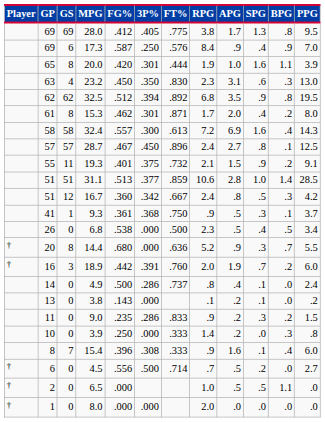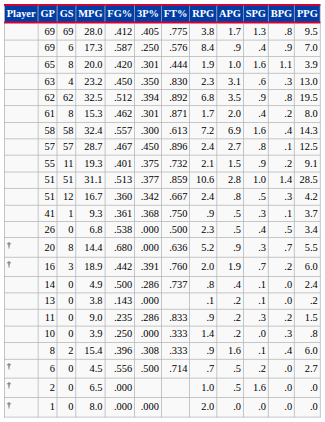(71, 350) 7 -> (71, 350) 2
(262, 388) .5 -> (259, 388) 1.6
(286, 388) 1.1 -> (288, 388) .0
